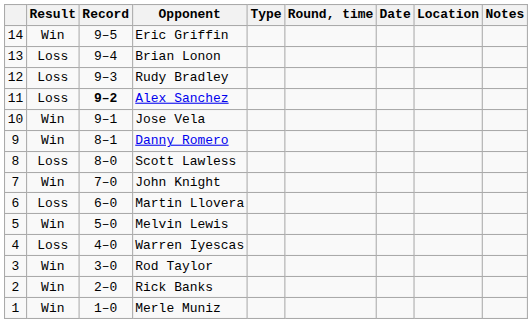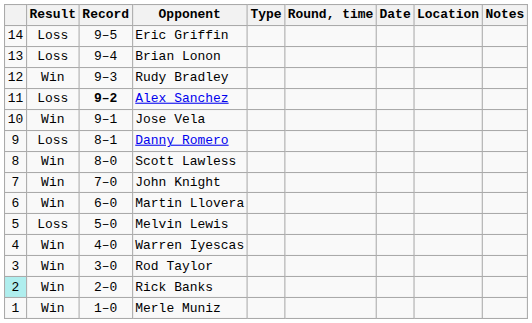(53, 36) Win -> (53, 36) Loss
(53, 78) Loss -> (53, 78) Win
(53, 141) Win -> (53, 141) Loss
(53, 162) Loss -> (53, 162) Win
(53, 204) Loss -> (53, 204) Win
(53, 225) Win -> (53, 225) Loss
(53, 246) Loss -> (53, 246) Win
(15, 287) no background -> (15, 287) paleturquoise background
